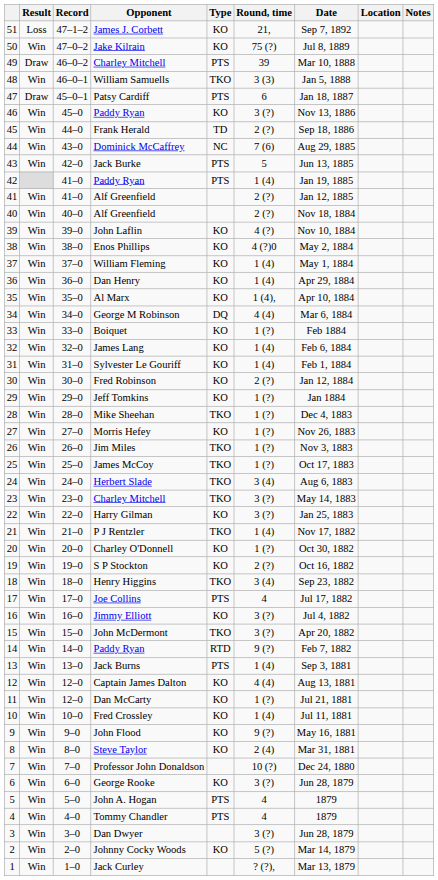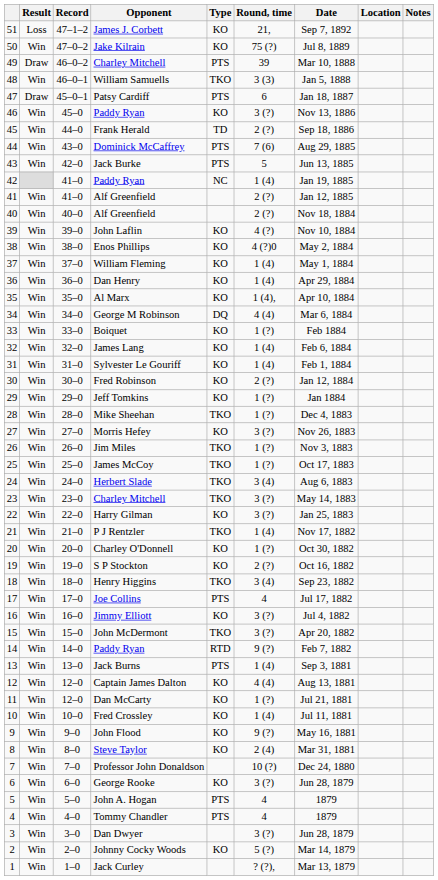(220, 146) NC -> (220, 146) PTS
(220, 180) PTS -> (220, 180) NC
(264, 431) 1 (?) -> (264, 431) 3 (?)
